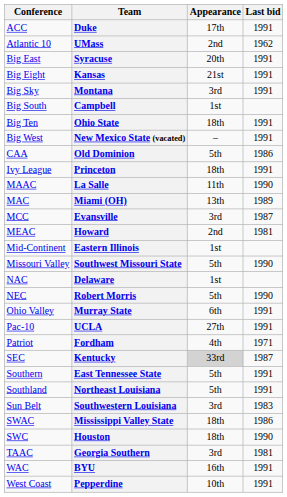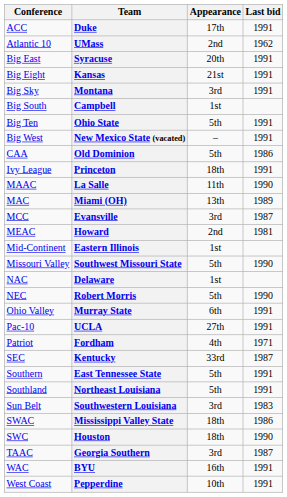(215, 122) 18th -> (215, 122) 5th
(215, 358) lightgrey background -> (215, 358) no background
(263, 452) 1981 -> (263, 452) 1987
